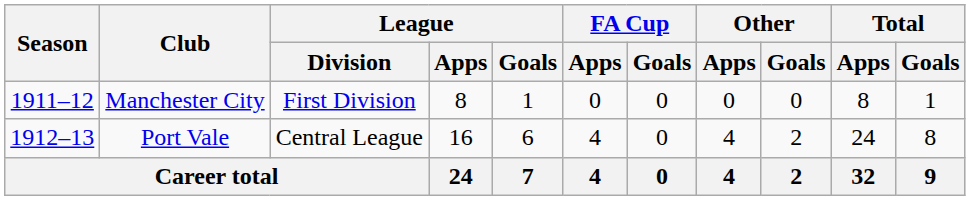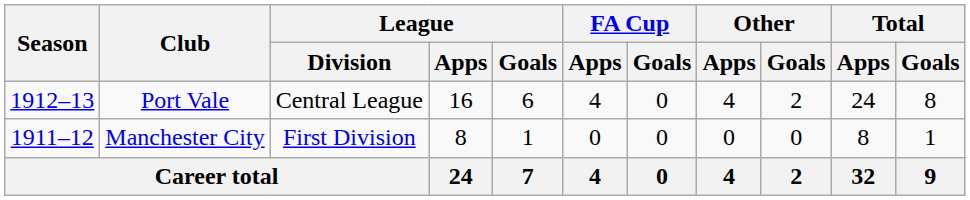rows swapped: (185, 99) <-> (185, 137)
